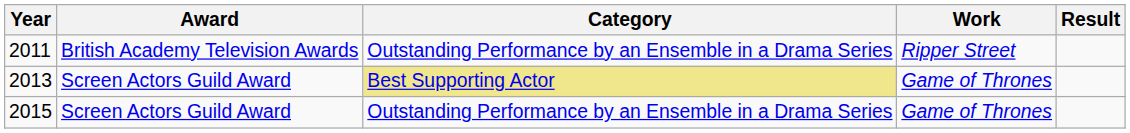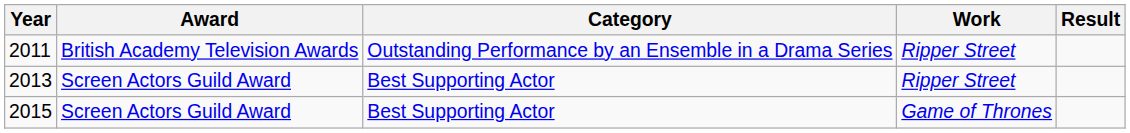(461, 81) khaki background -> (461, 81) no background
(977, 81) Game of Thrones -> (958, 81) Ripper Street
(630, 111) Outstanding Performance by an Ensemble in a Drama Series -> (461, 111) Best Supporting Actor
